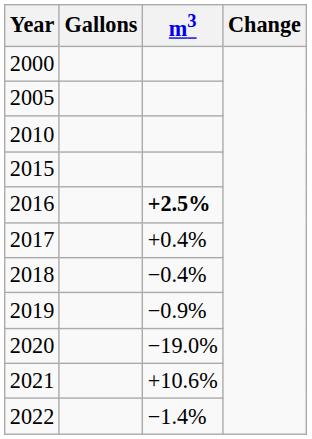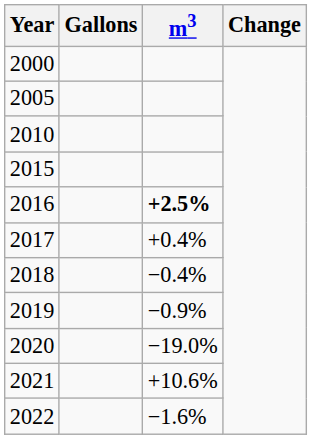(177, 416) −1.4% -> (177, 416) −1.6%
